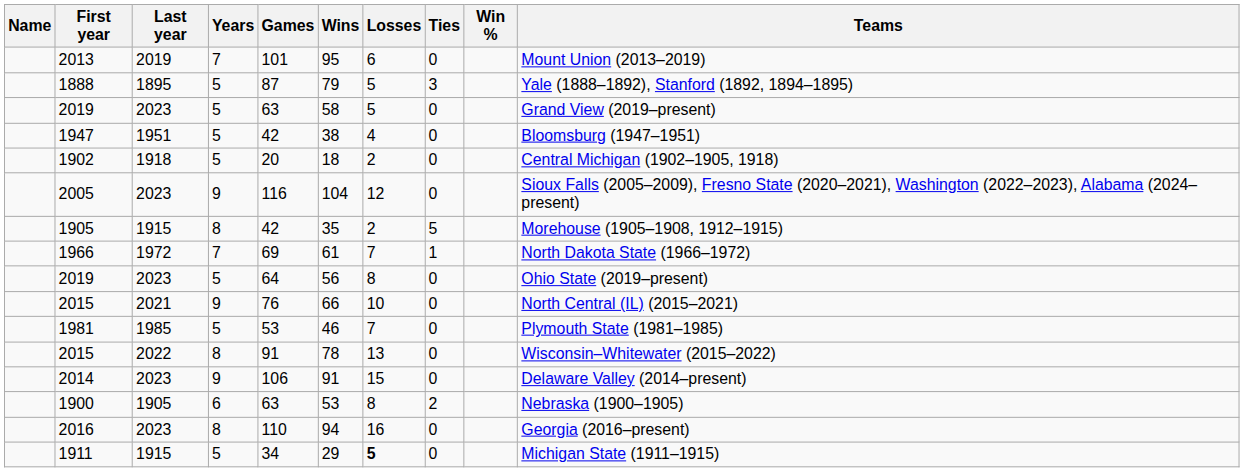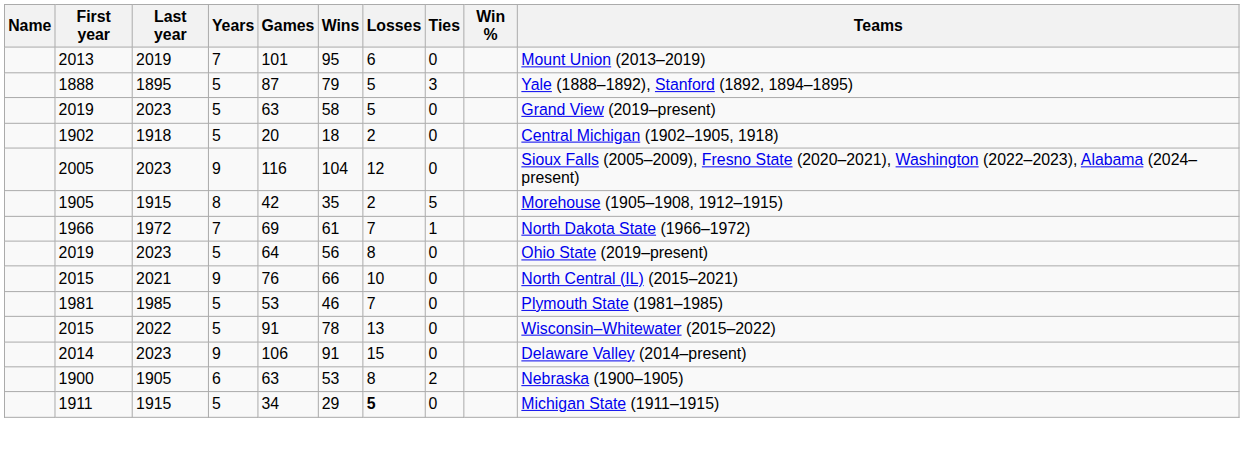- row: (76, 135)
(216, 354) 8 -> (216, 329) 5
- row: (76, 429)
